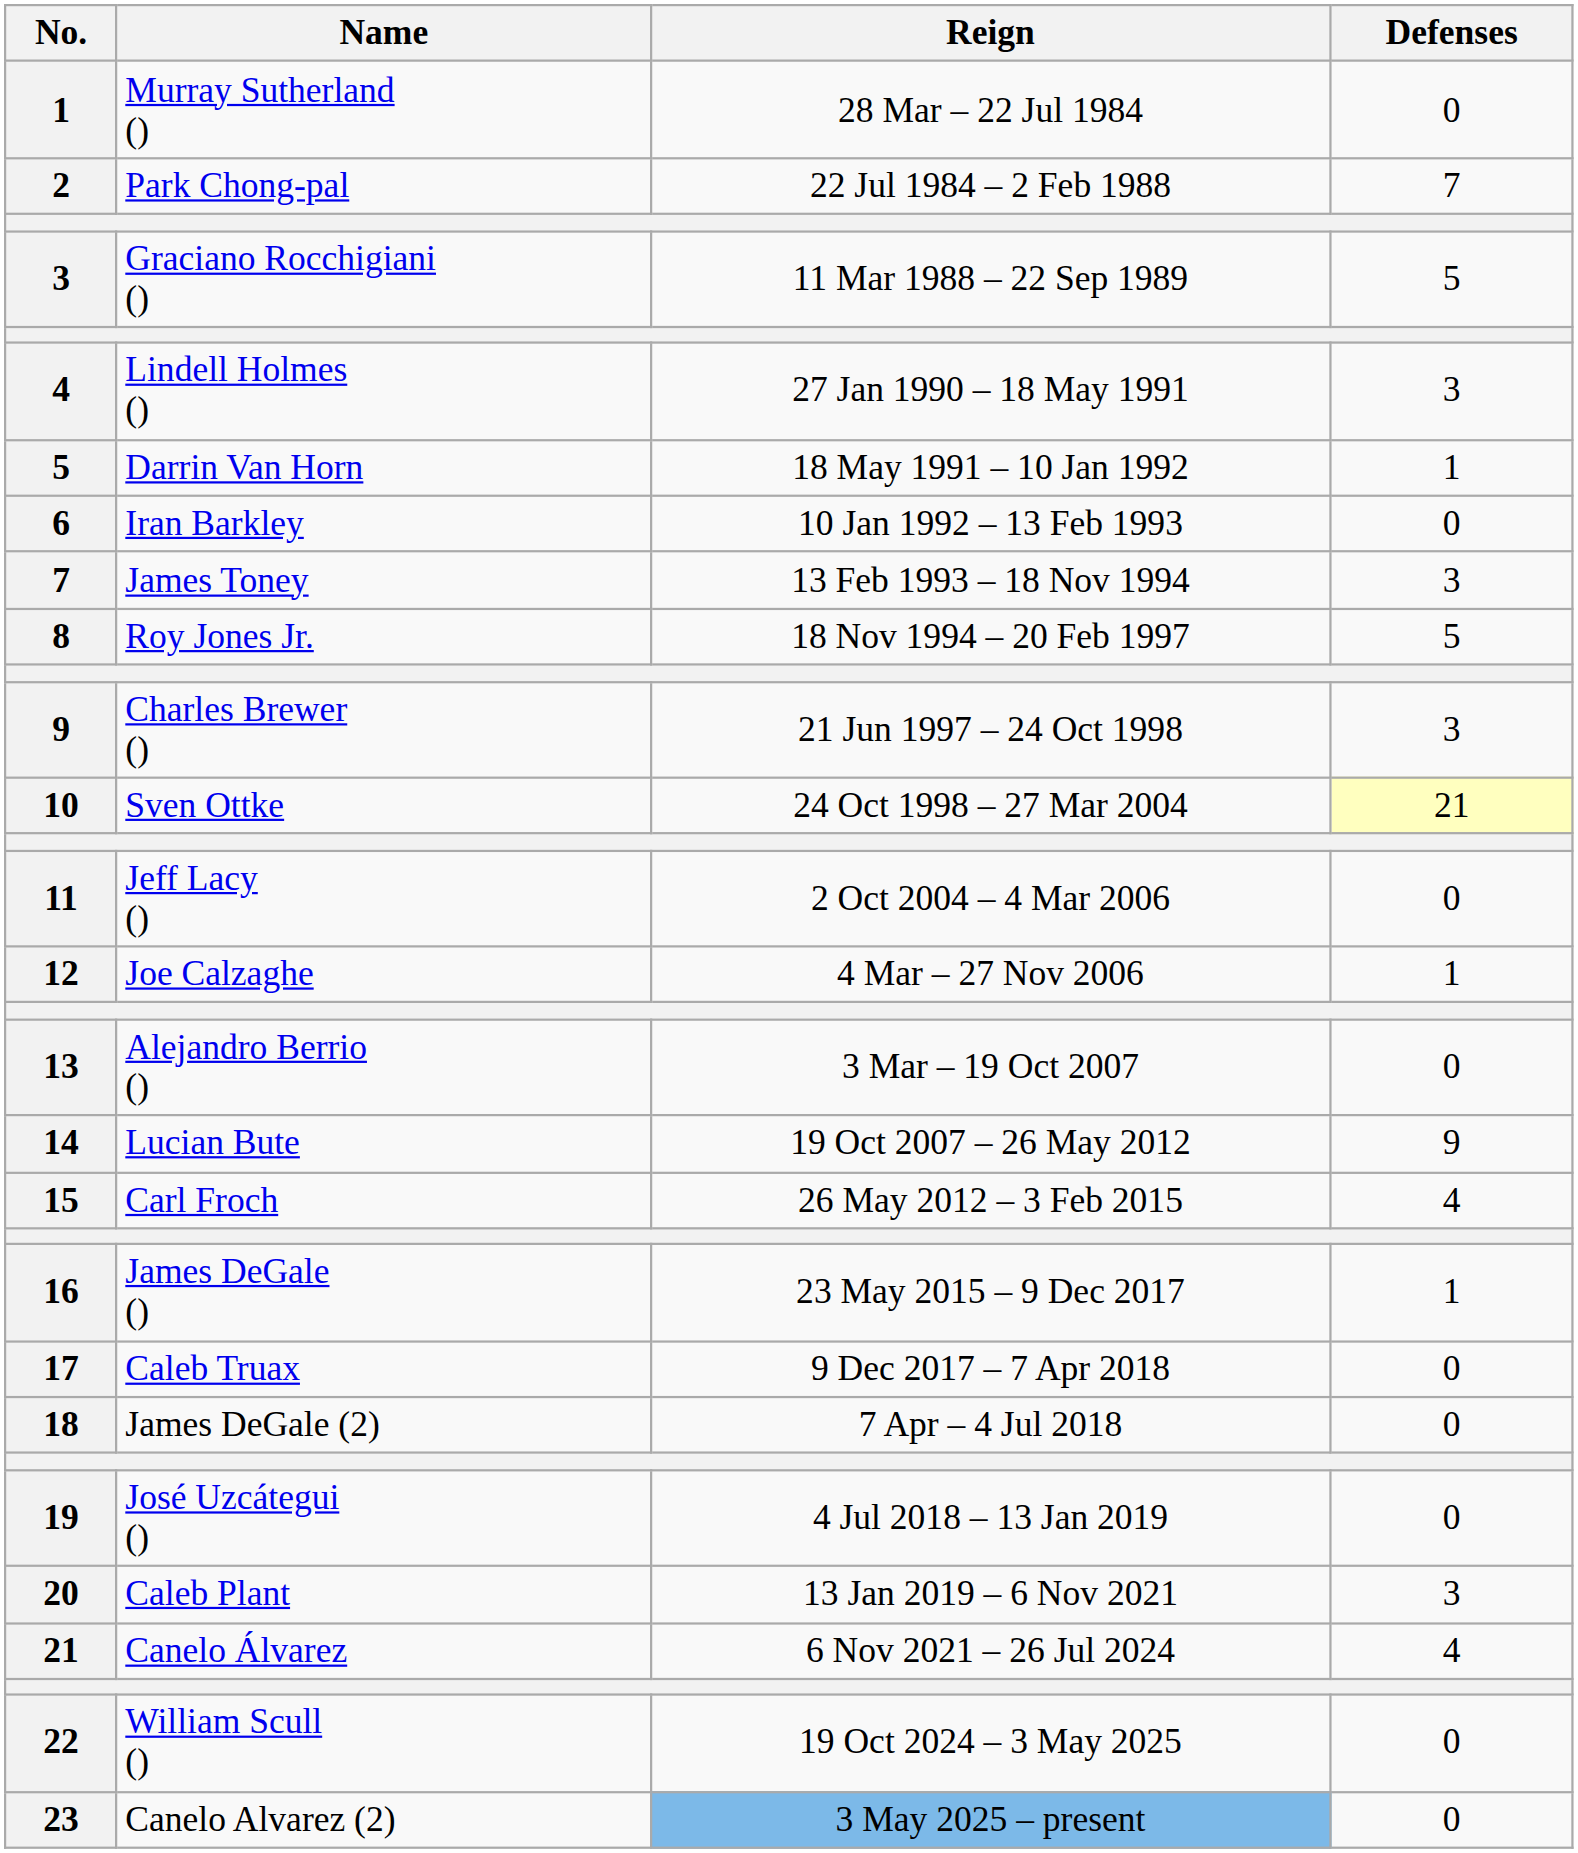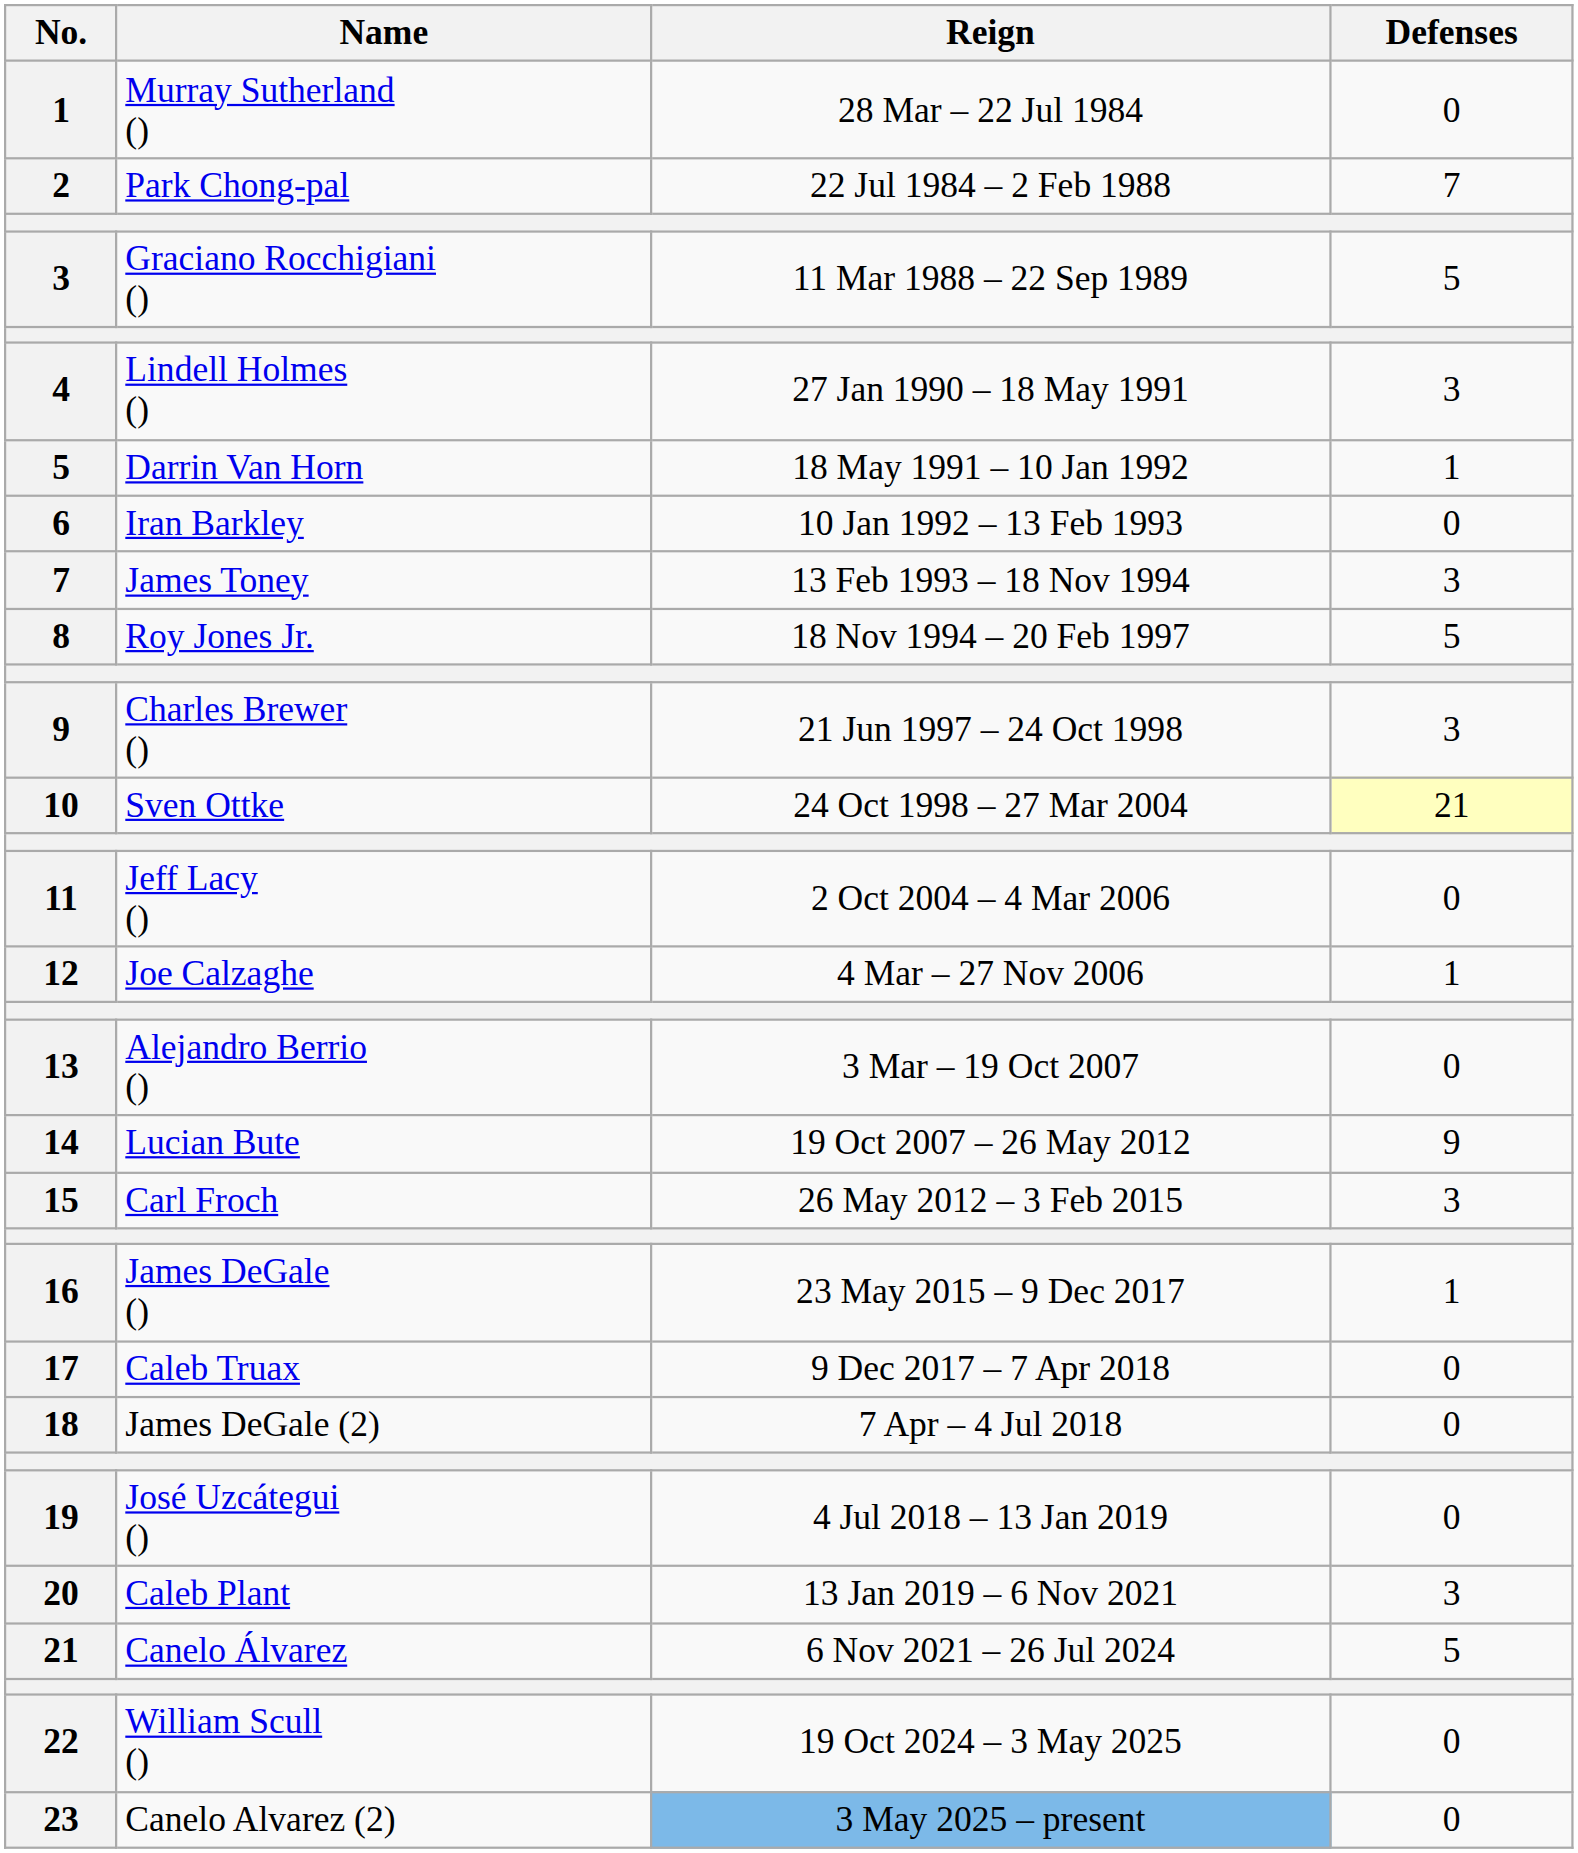(1452, 1199) 4 -> (1452, 1199) 3
(1452, 1649) 4 -> (1452, 1649) 5
